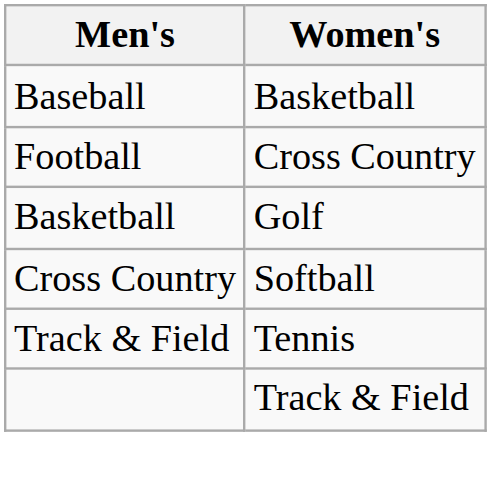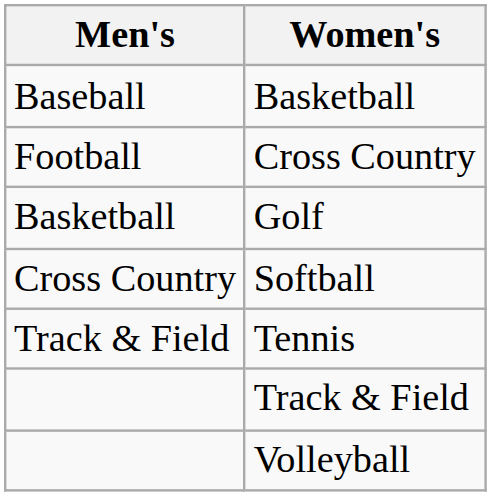+ row: (332, 459)
